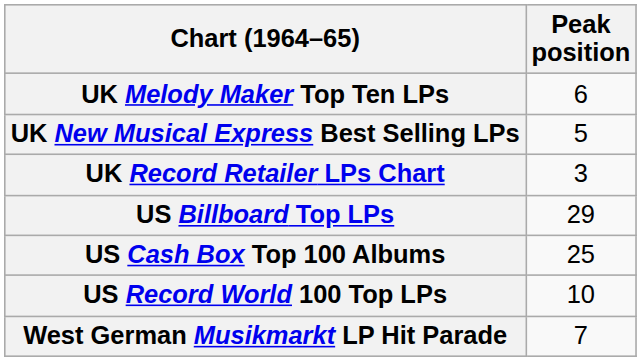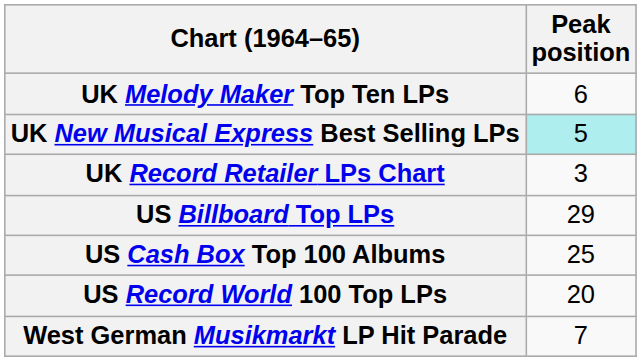(581, 133) no background -> (581, 133) paleturquoise background
(581, 295) 10 -> (581, 295) 20
